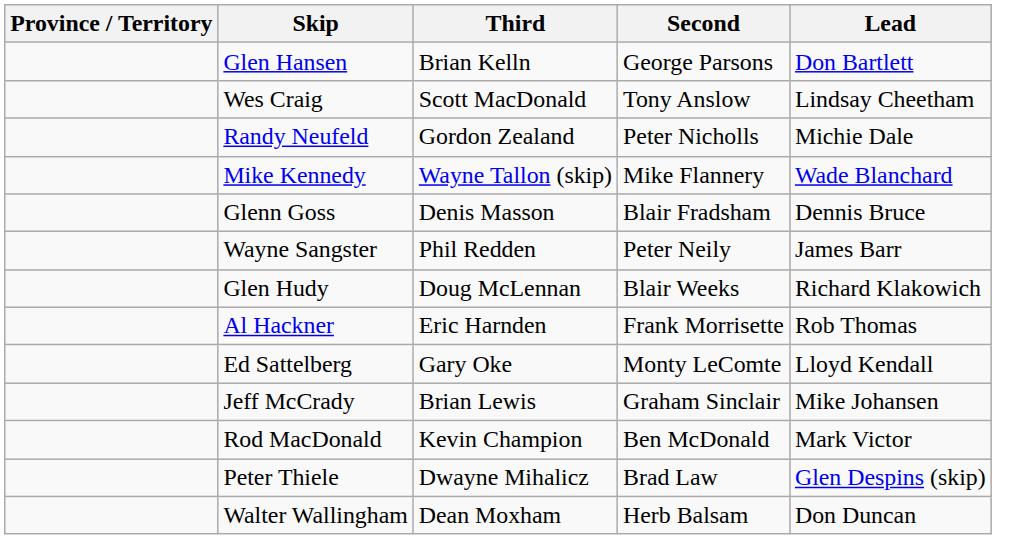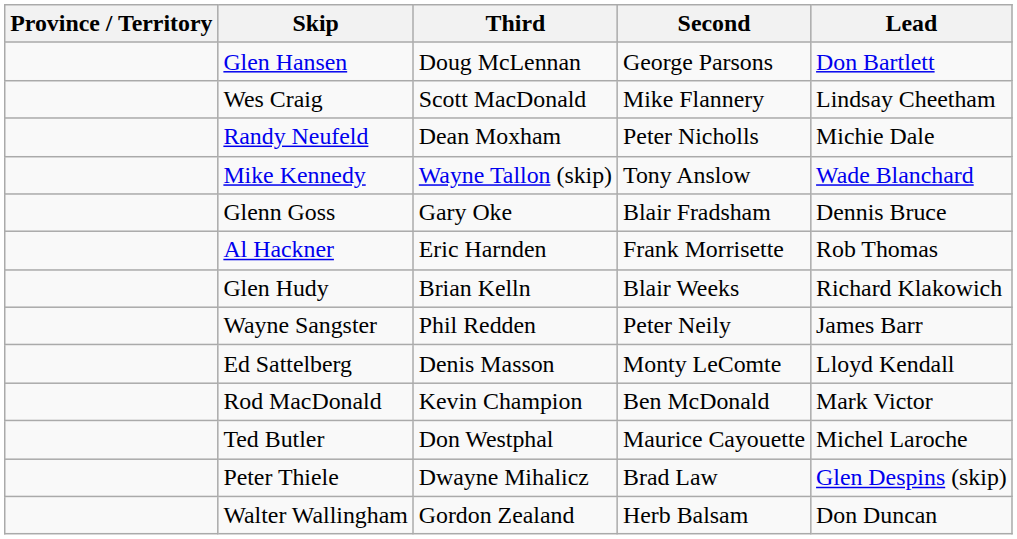(475, 61) Brian Kelln -> (500, 61) Doug McLennan
(687, 99) Tony Anslow -> (694, 99) Mike Flannery
(497, 136) Gordon Zealand -> (490, 136) Dean Moxham
(694, 174) Mike Flannery -> (687, 174) Tony Anslow
(487, 212) Denis Masson -> (465, 212) Gary Oke
rows swapped: (279, 325) <-> (300, 250)
(500, 288) Doug McLennan -> (475, 288) Brian Kelln
(465, 363) Gary Oke -> (487, 363) Denis Masson
- row: (289, 401)
+ row: (274, 439)
(490, 514) Dean Moxham -> (497, 514) Gordon Zealand
